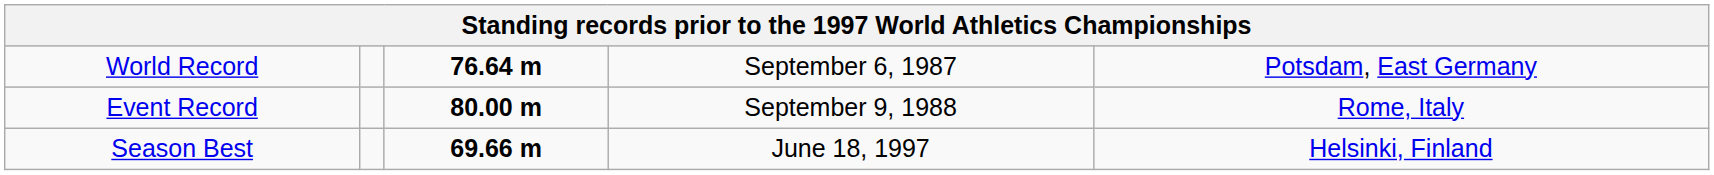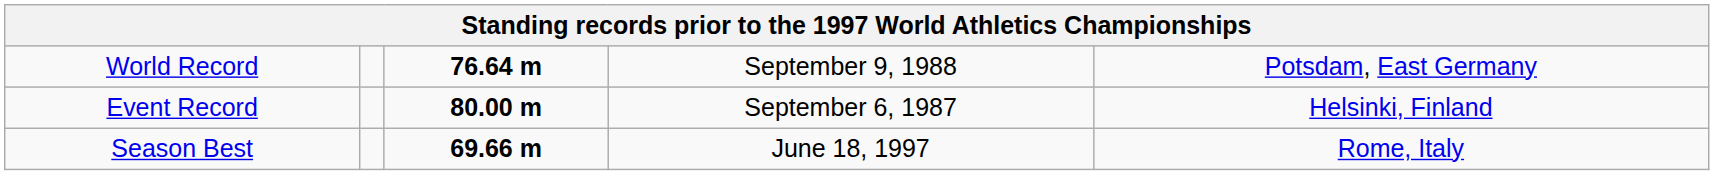(851, 65) September 6, 1987 -> (851, 65) September 9, 1988
(851, 107) September 9, 1988 -> (851, 107) September 6, 1987
(1401, 107) Rome, Italy -> (1401, 107) Helsinki, Finland
(1401, 148) Helsinki, Finland -> (1401, 148) Rome, Italy
